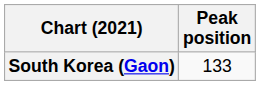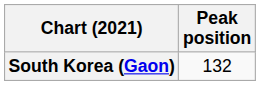(217, 66) 133 -> (217, 66) 132
